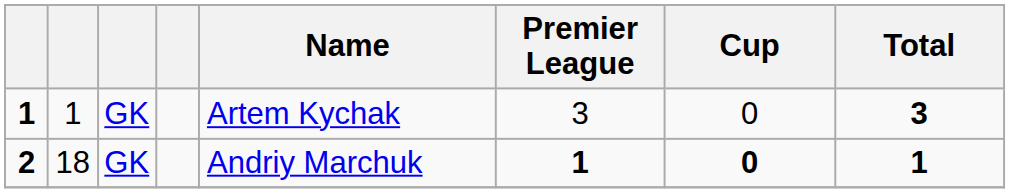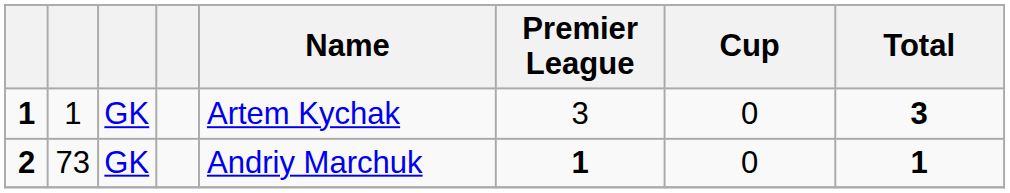(73, 162) 18 -> (73, 162) 73
(750, 162) bold -> (750, 162) normal
